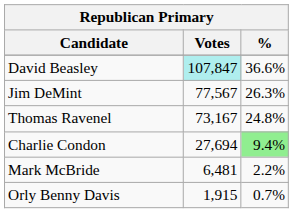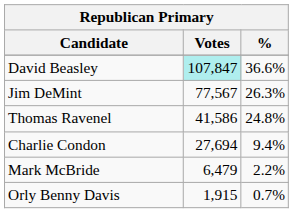(216, 118) 73,167 -> (216, 118) 41,586
(269, 144) lightgreen background -> (269, 144) no background
(220, 169) 6,481 -> (220, 169) 6,479
